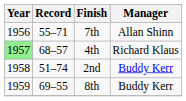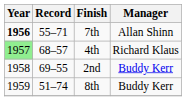(19, 31) normal -> (19, 31) bold
(53, 68) 51–74 -> (53, 68) 69–55
(53, 86) 69–55 -> (53, 86) 51–74
